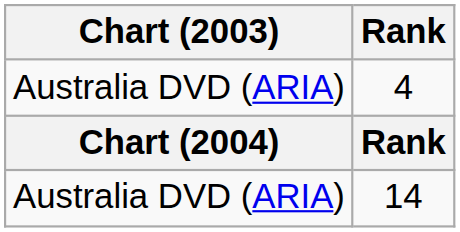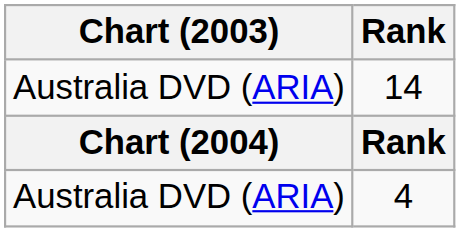rows swapped: (403, 197) <-> (403, 87)
